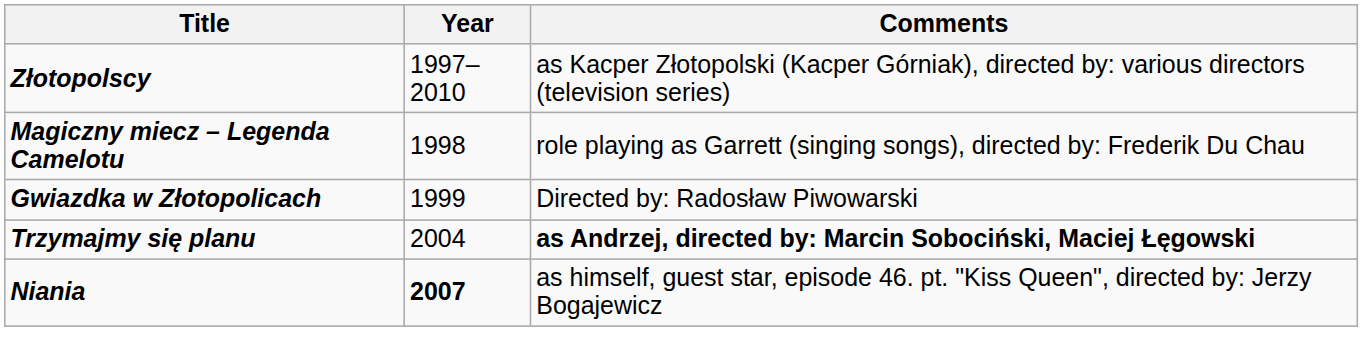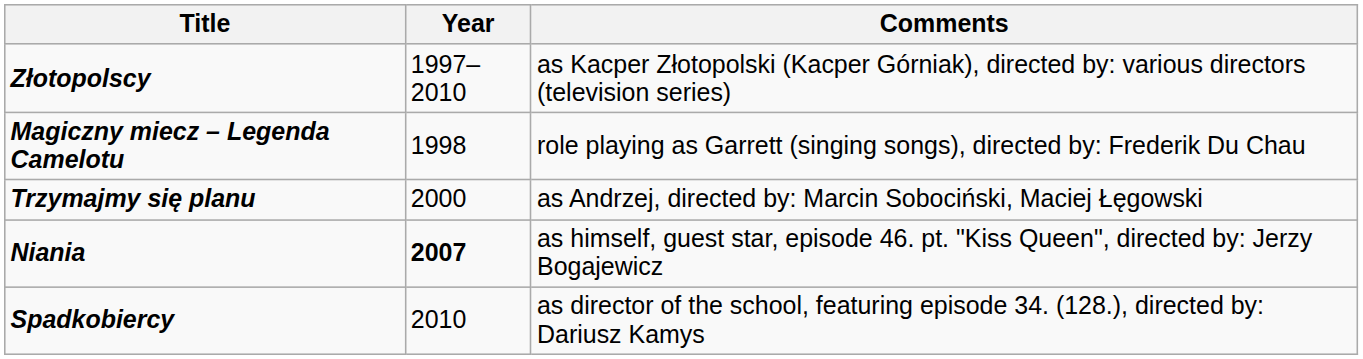- row: (166, 199)
(438, 238) 2004 -> (439, 199) 2000
(896, 238) bold -> (870, 199) normal
+ row: (92, 320)
